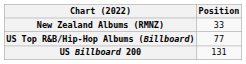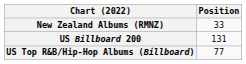rows swapped: (100, 53) <-> (100, 39)
